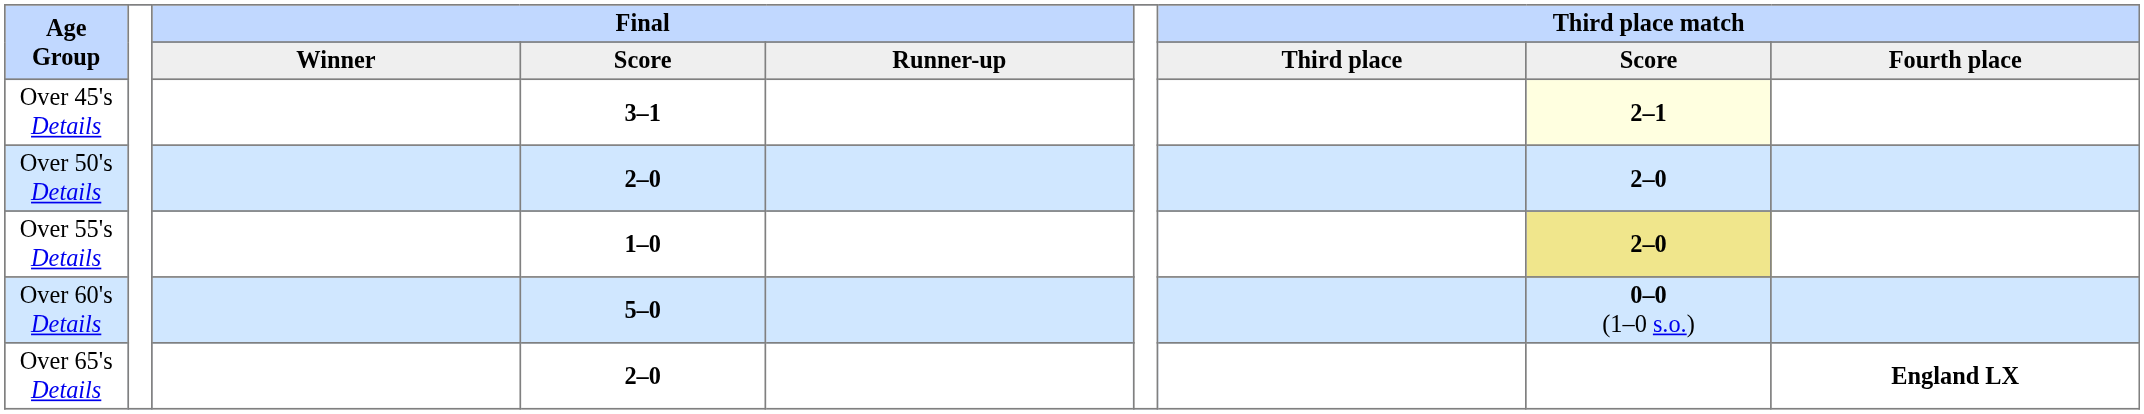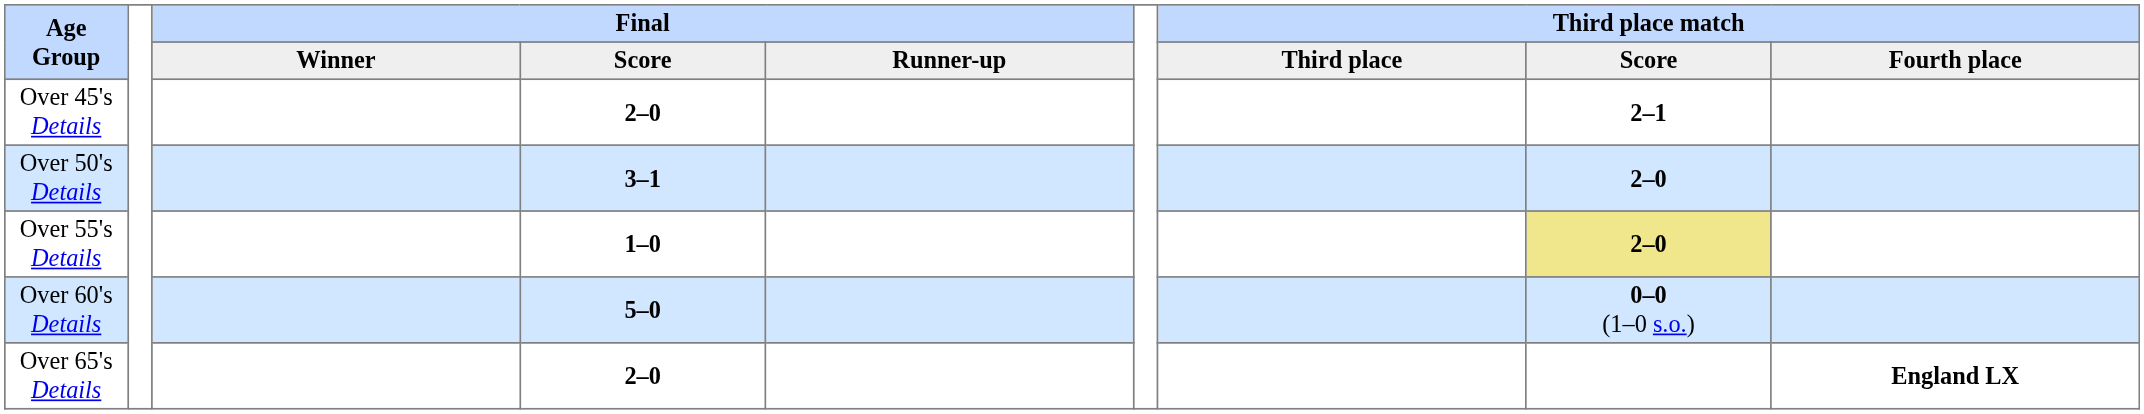(643, 111) 3–1 -> (643, 111) 2–0
(1649, 111) lightyellow background -> (1649, 111) no background
(643, 177) 2–0 -> (643, 177) 3–1
